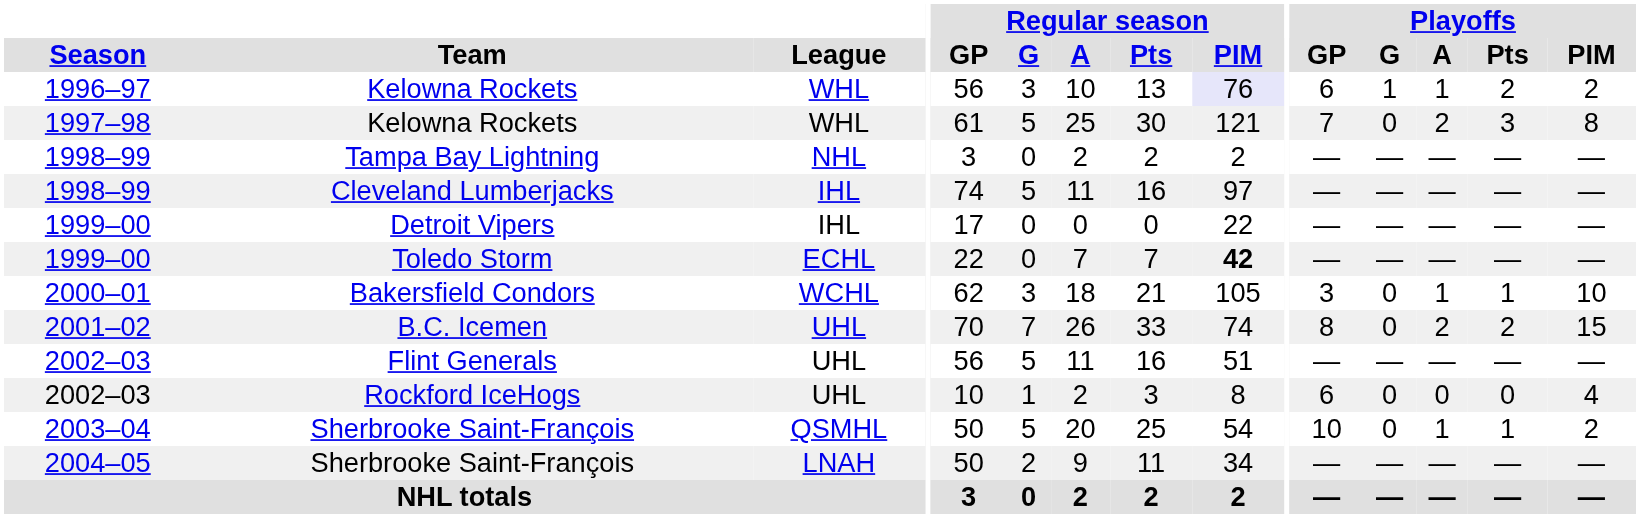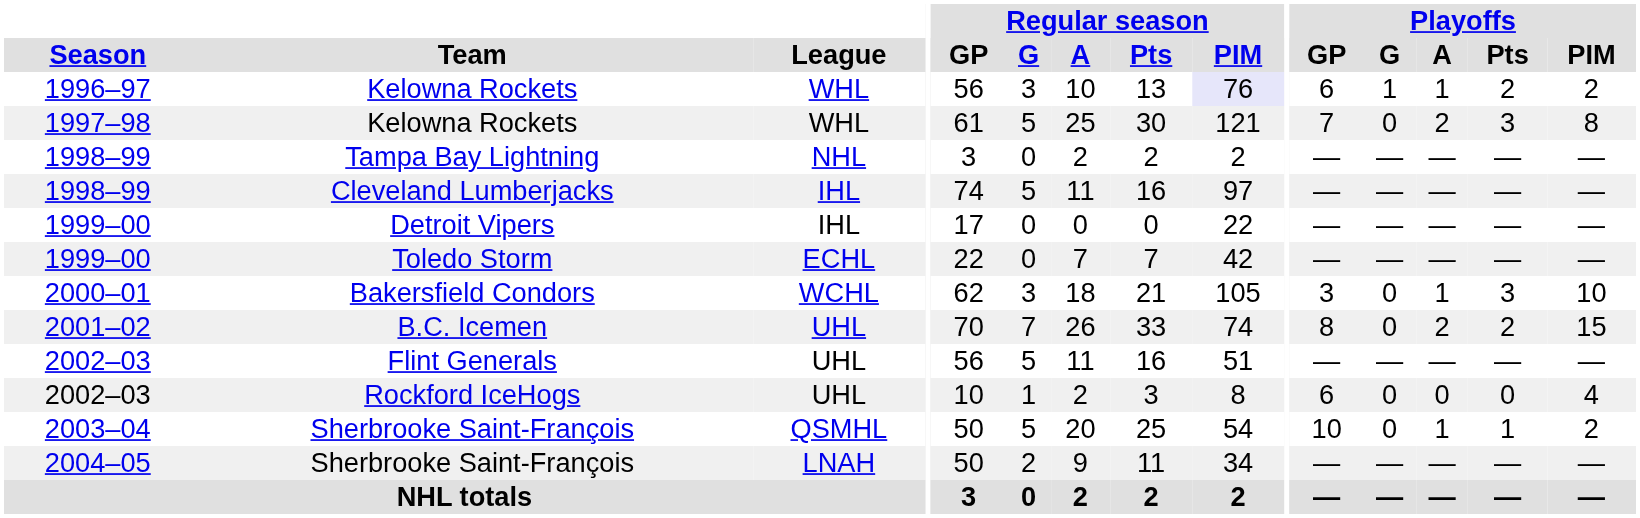(1238, 258) bold -> (1238, 258) normal
(1508, 292) 1 -> (1508, 292) 3
